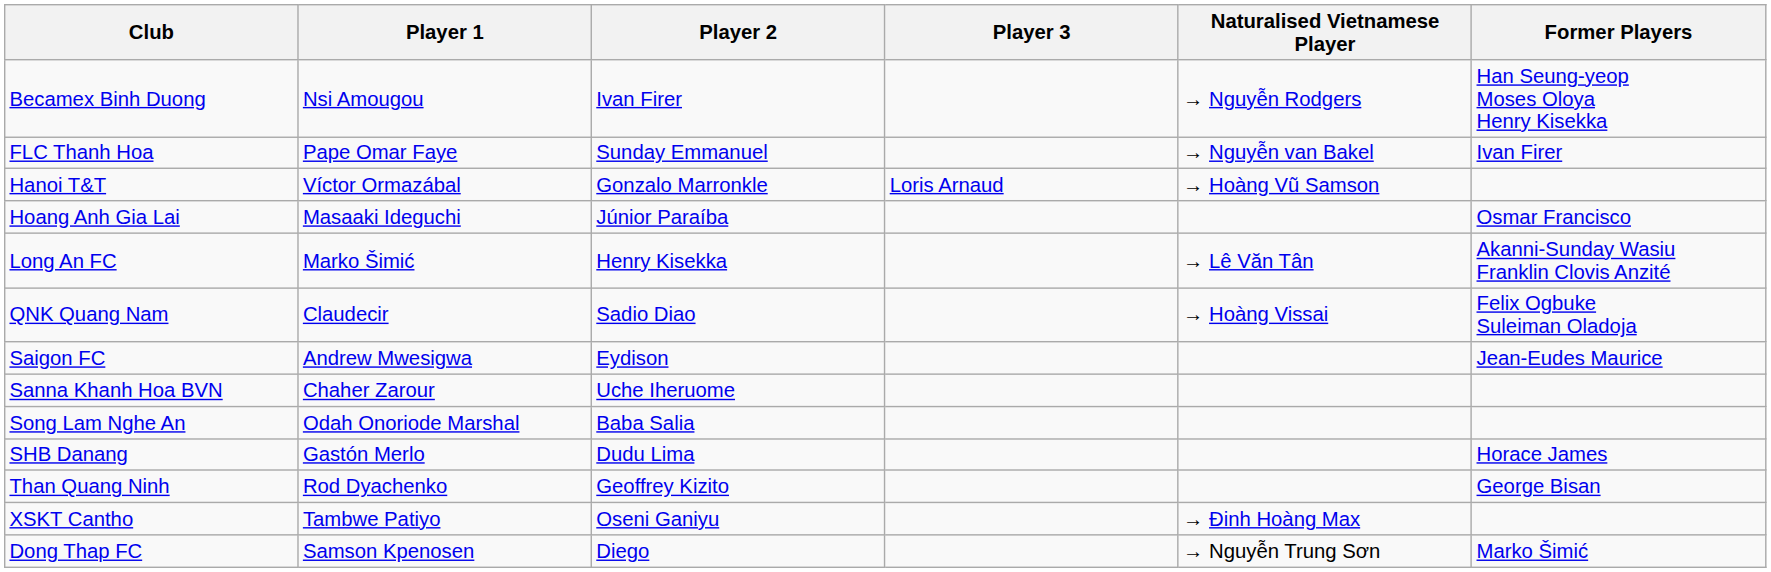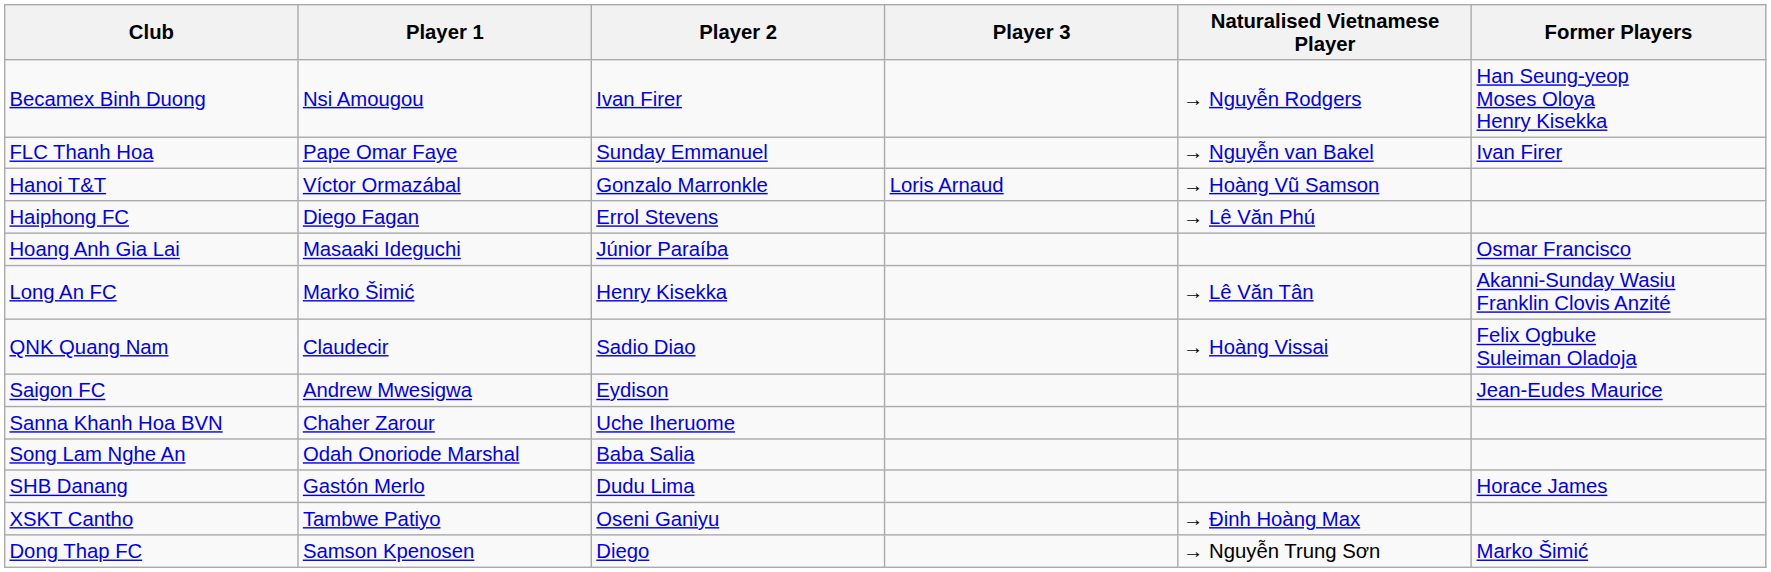+ row: (69, 217)
- row: (90, 487)
